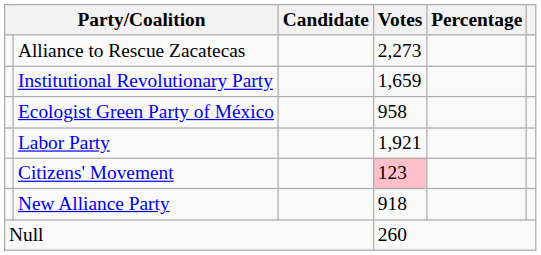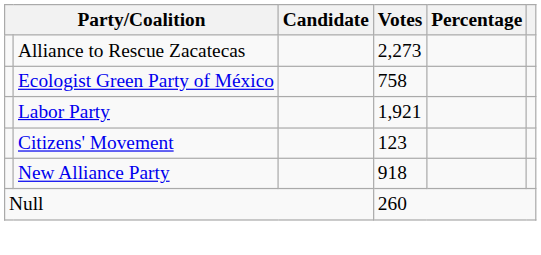- row: (145, 81)
(392, 111) 958 -> (392, 81) 758
(392, 173) pink background -> (392, 142) no background
